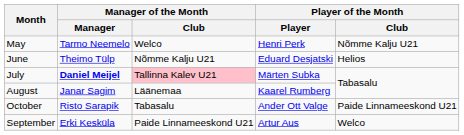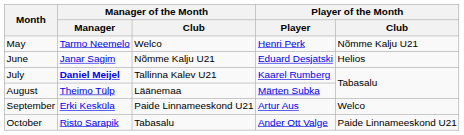(87, 59) Theimo Tülp -> (88, 59) Janar Sagim
(175, 75) pink background -> (175, 75) no background
(289, 75) Märten Subka -> (294, 75) Kaarel Rumberg
(88, 91) Janar Sagim -> (87, 91) Theimo Tülp
(294, 91) Kaarel Rumberg -> (289, 91) Märten Subka
rows swapped: (31, 122) <-> (24, 106)
